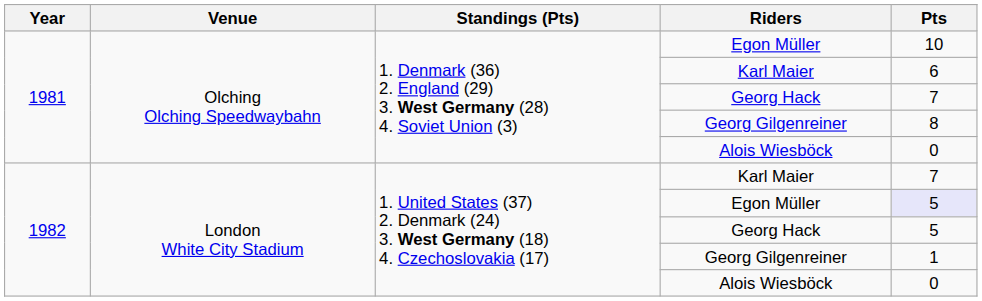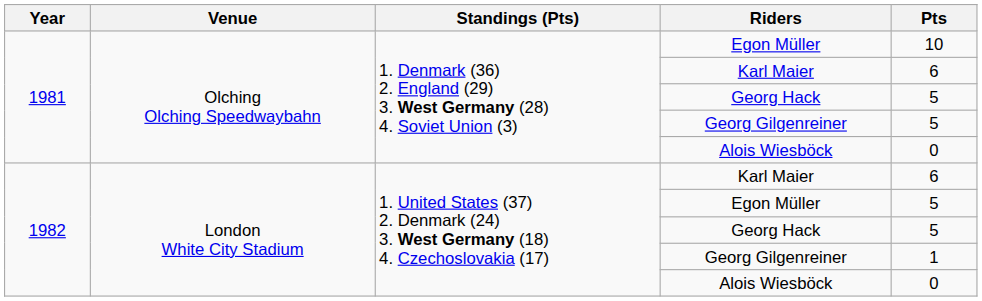(934, 97) 7 -> (934, 97) 5
(934, 124) 8 -> (934, 124) 5
(934, 177) 7 -> (934, 177) 6
(934, 203) lavender background -> (934, 203) no background
